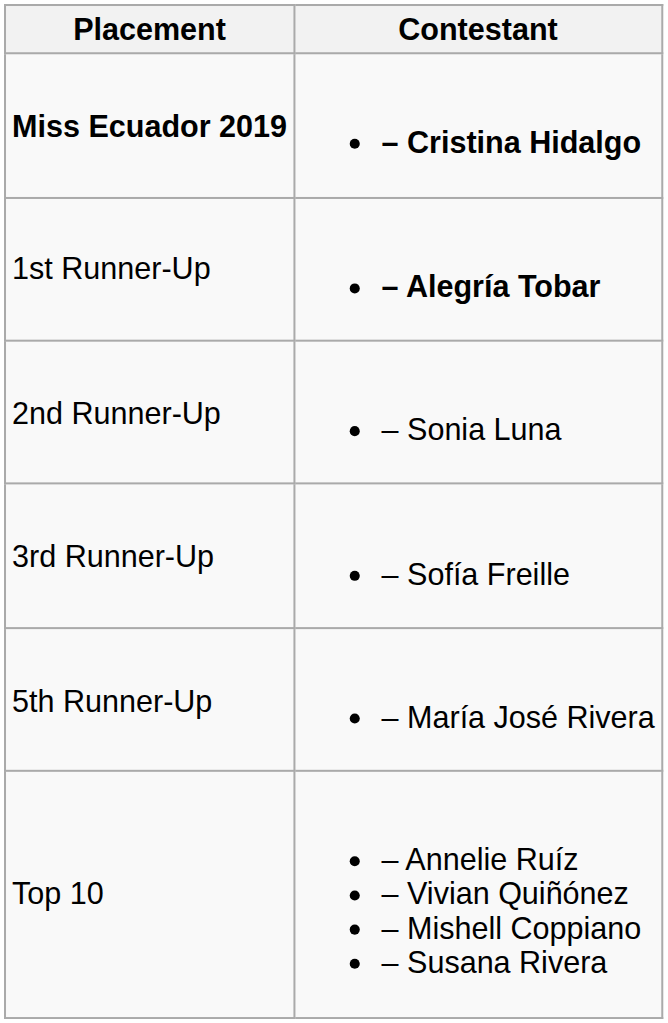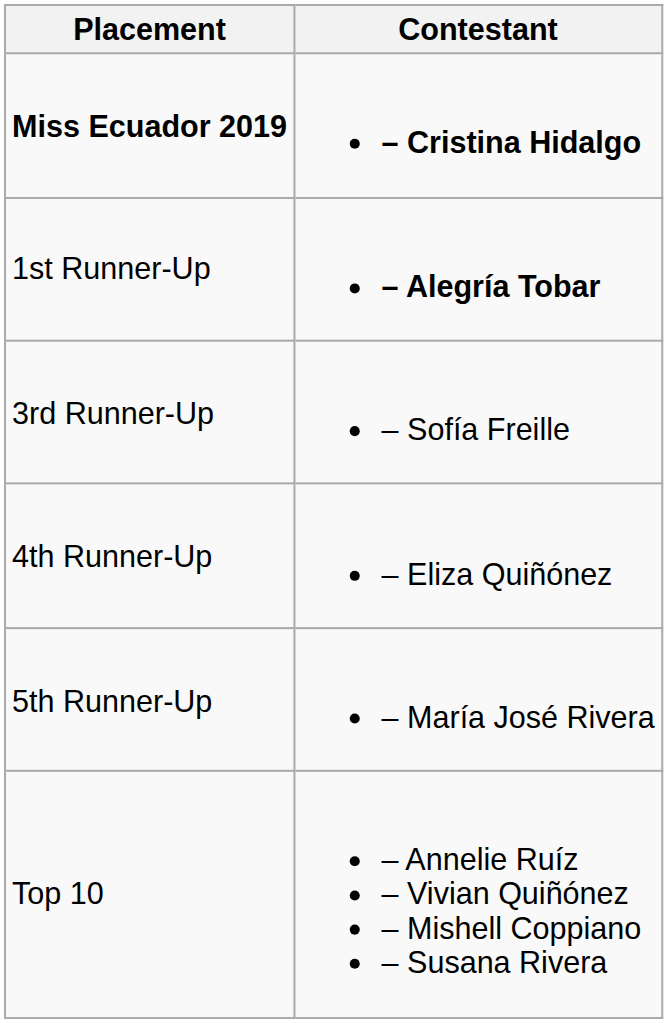- row: (116, 413)
+ row: (112, 556)
